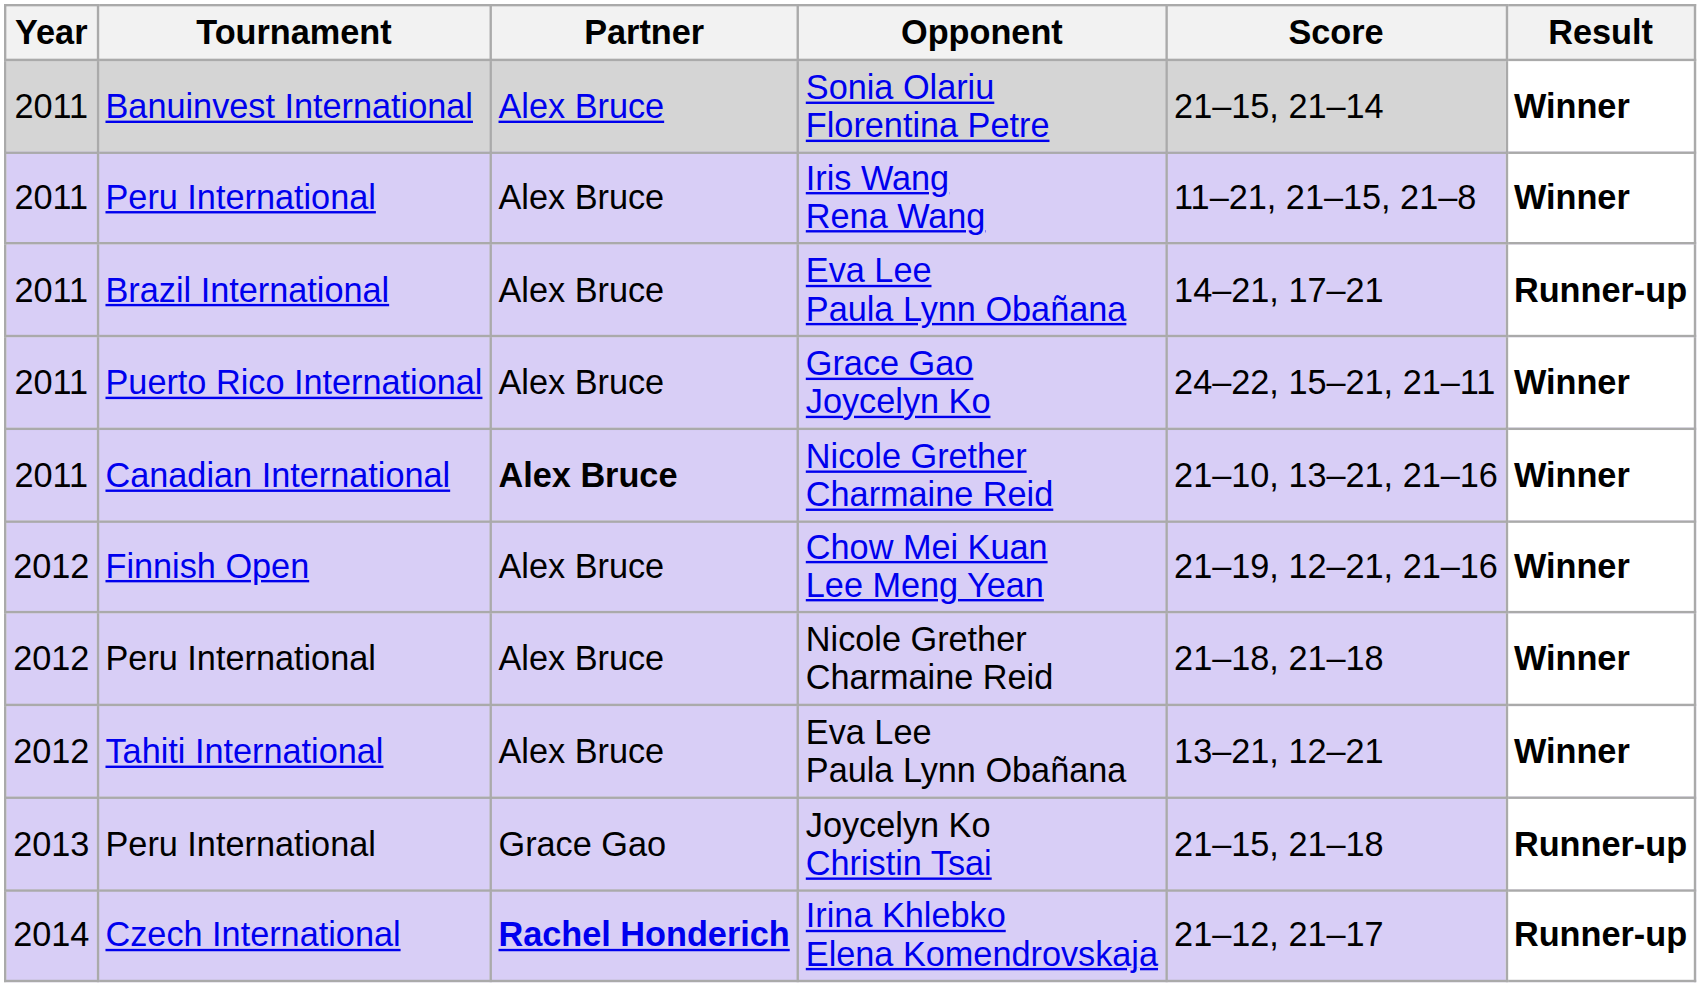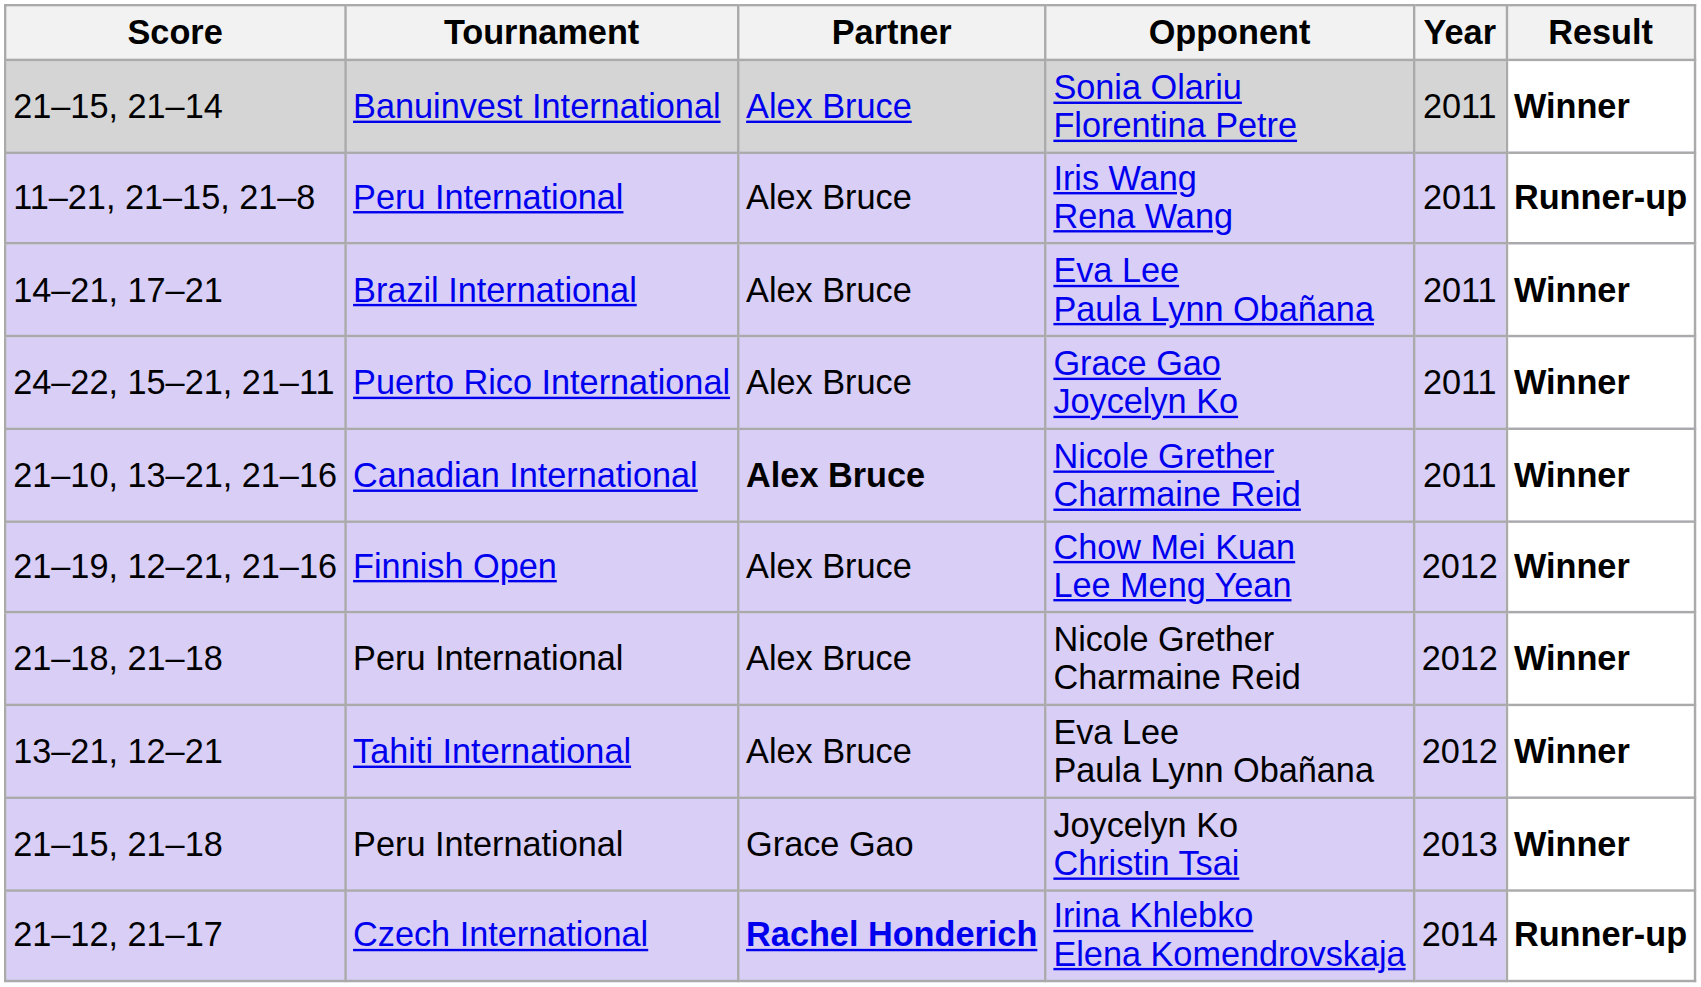columns swapped: (51, 33) <-> (1336, 33)
(1572, 198) Winner -> (1601, 198) Runner-up
(1601, 290) Runner-up -> (1572, 290) Winner
(1601, 844) Runner-up -> (1572, 844) Winner
